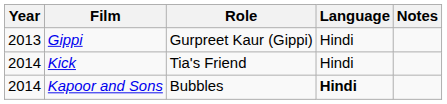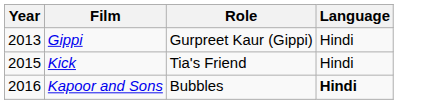- column: (417, 16)
(24, 63) 2014 -> (24, 63) 2015
(24, 87) 2014 -> (24, 87) 2016
